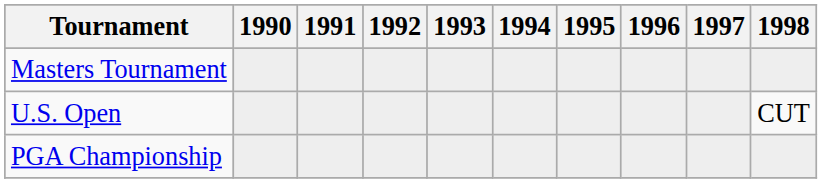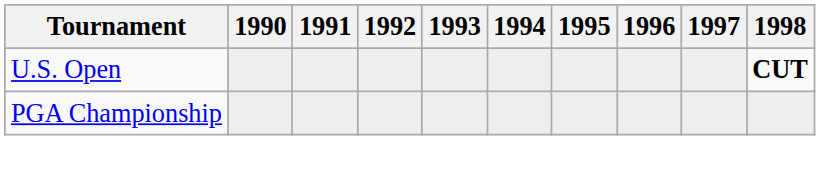- row: (119, 69)
(783, 113) normal -> (780, 69) bold
